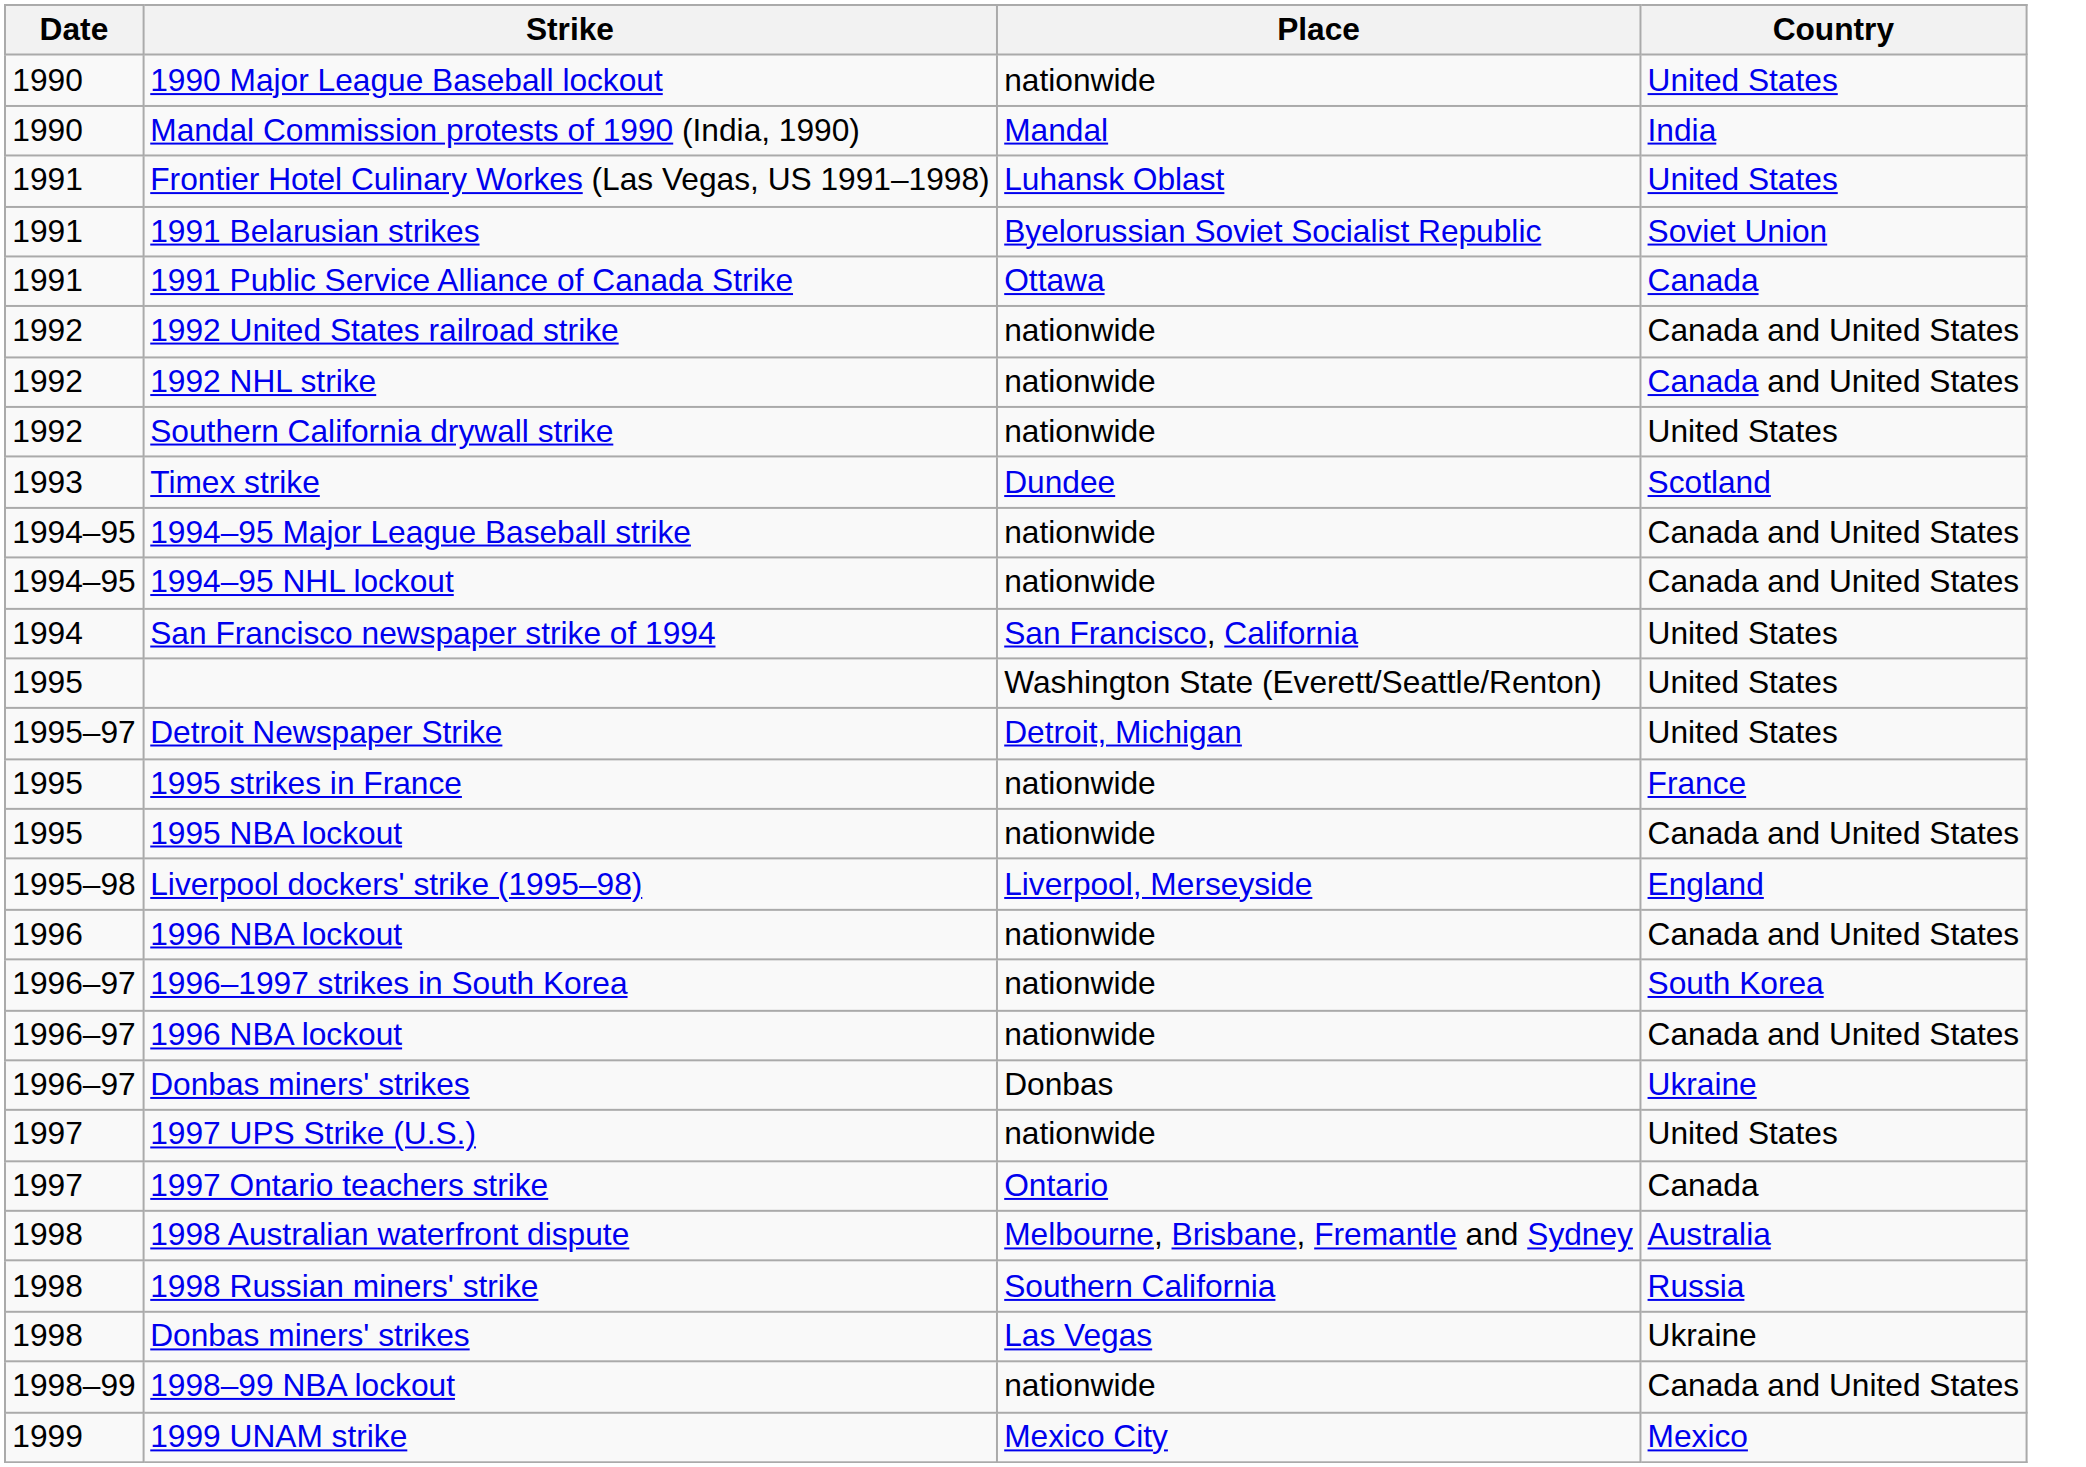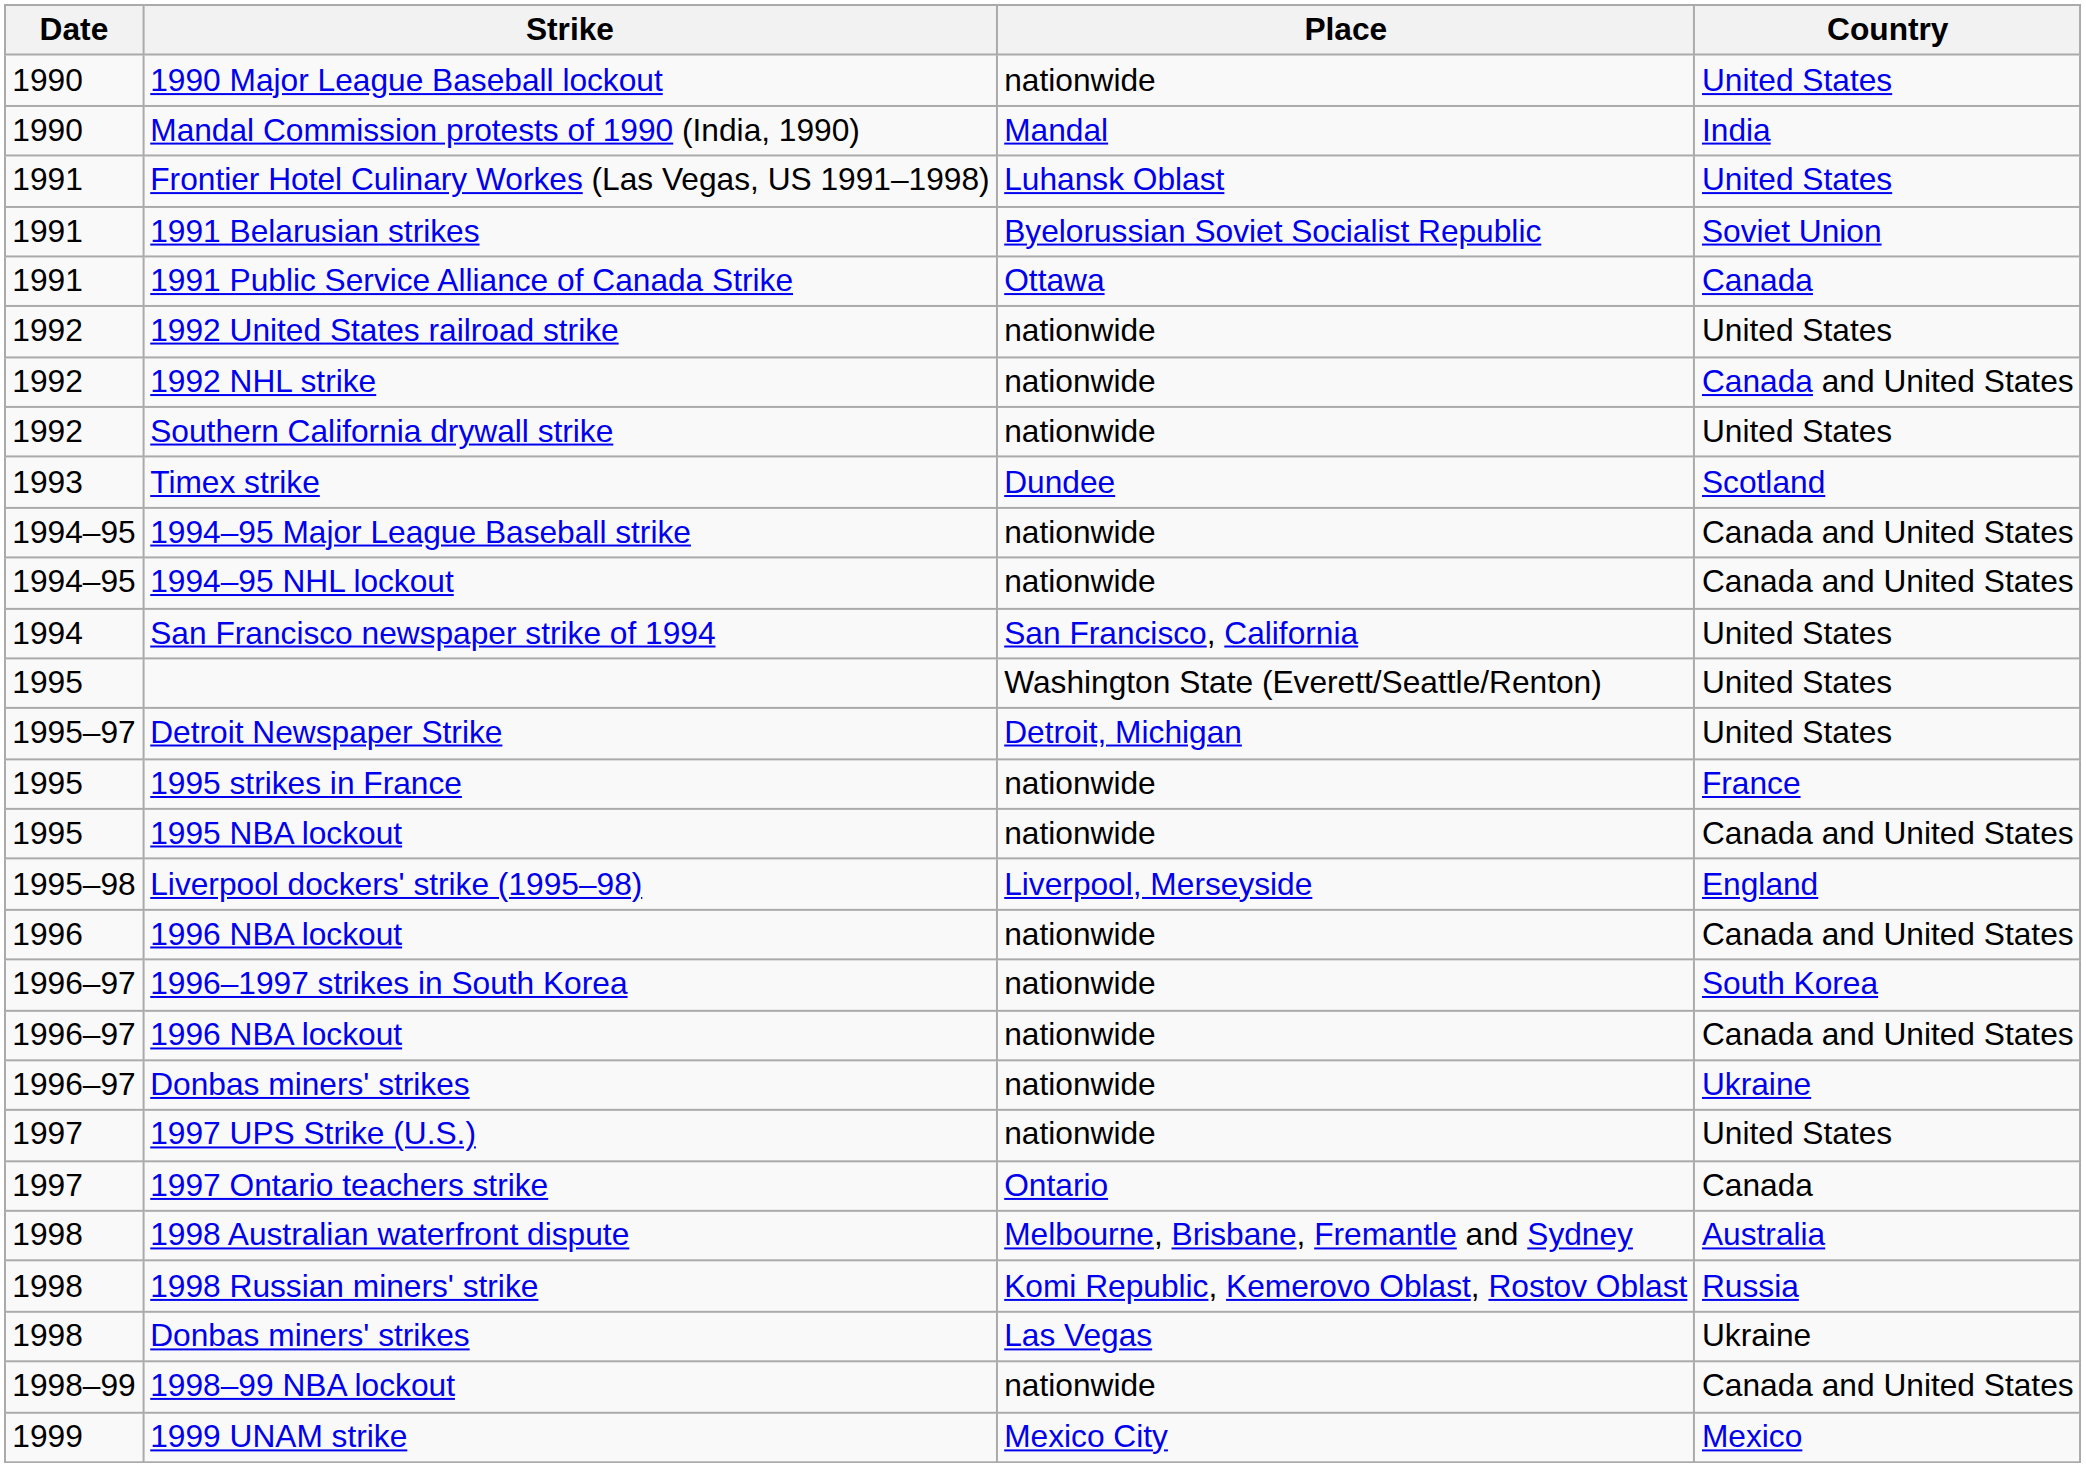(1833, 331) Canada and United States -> (1797, 331) United States
(1059, 1084) Donbas -> (1080, 1084) nationwide
(1140, 1285) Southern California -> (1346, 1285) Komi Republic, Kemerovo Oblast, Rostov Oblast
